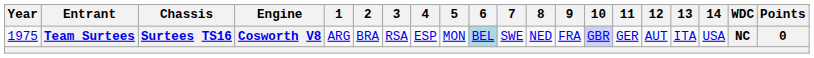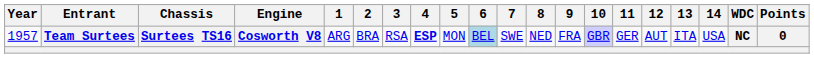(23, 36) 1975 -> (23, 36) 1957
(425, 36) normal -> (425, 36) bold
